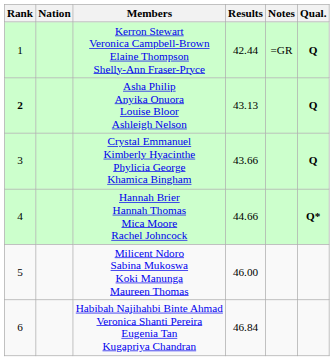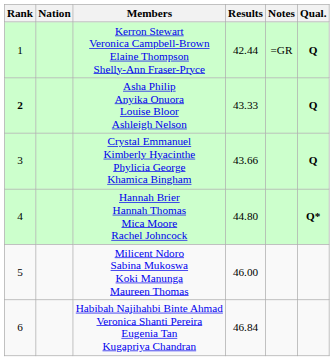(245, 105) 43.13 -> (245, 105) 43.33
(245, 216) 44.66 -> (245, 216) 44.80
